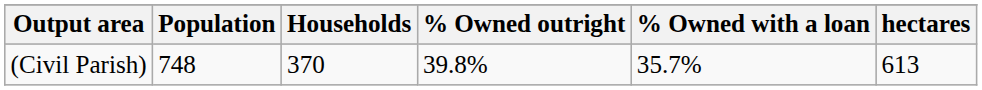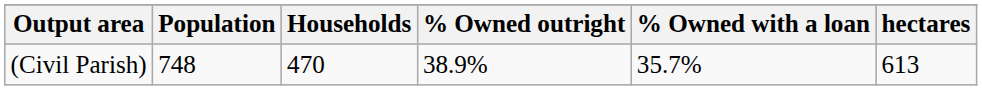(306, 64) 370 -> (306, 64) 470
(455, 64) 39.8% -> (455, 64) 38.9%
